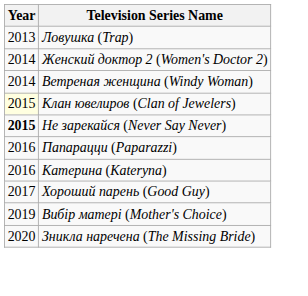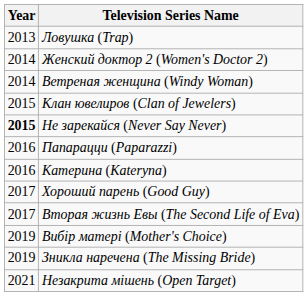(22, 103) lightyellow background -> (22, 103) no background
+ row: (171, 214)
(22, 236) 2020 -> (22, 258) 2019
+ row: (139, 280)
